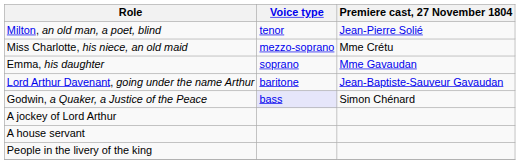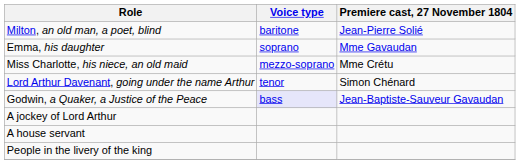(272, 30) tenor -> (279, 30) baritone
rows swapped: (56, 64) <-> (97, 47)
(279, 82) baritone -> (272, 82) tenor
(421, 82) Jean-Baptiste-Sauveur Gavaudan -> (377, 82) Simon Chénard
(377, 99) Simon Chénard -> (421, 99) Jean-Baptiste-Sauveur Gavaudan
